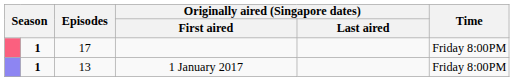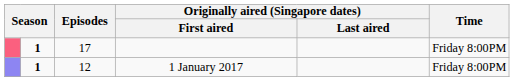(85, 67) 13 -> (85, 67) 12
